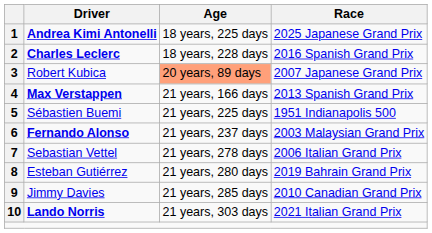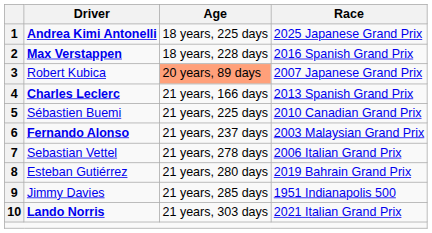(73, 53) Charles Leclerc -> (74, 53) Max Verstappen
(74, 93) Max Verstappen -> (73, 93) Charles Leclerc
(335, 113) 1951 Indianapolis 500 -> (348, 113) 2010 Canadian Grand Prix
(348, 192) 2010 Canadian Grand Prix -> (335, 192) 1951 Indianapolis 500
